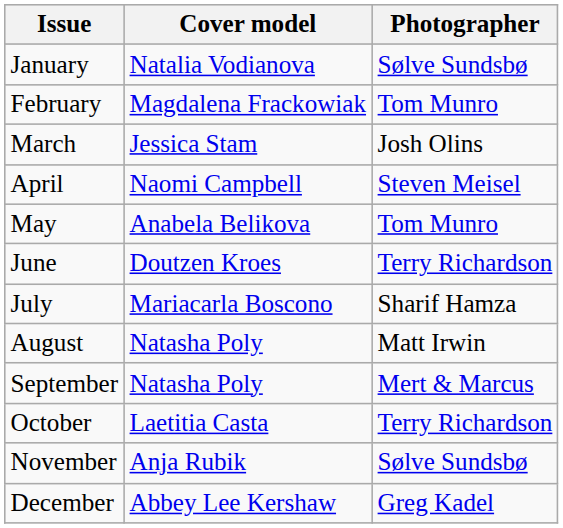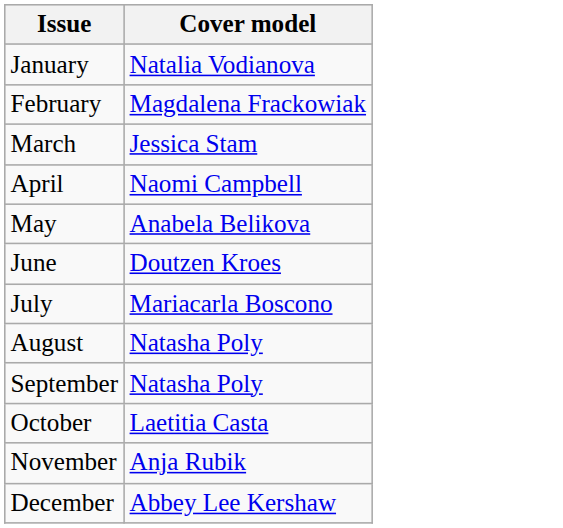- column: (465, 24)
